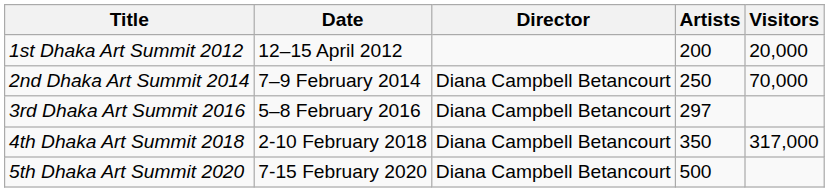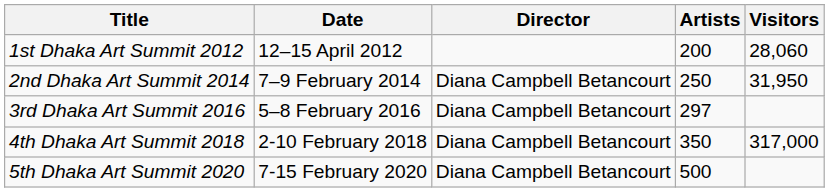(779, 50) 20,000 -> (779, 50) 28,060
(779, 80) 70,000 -> (779, 80) 31,950
